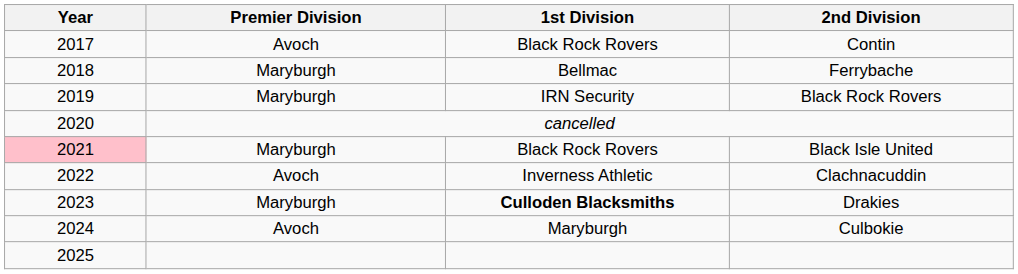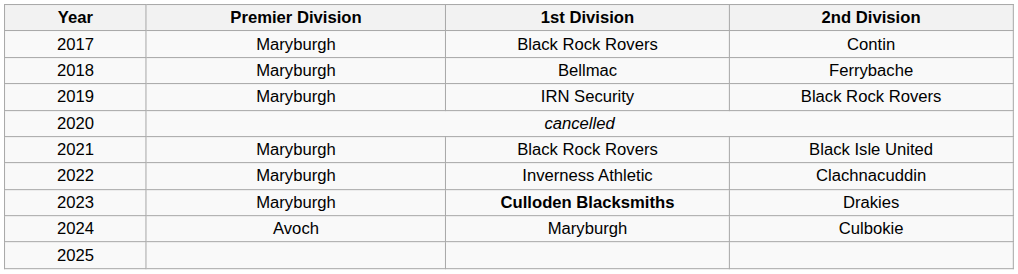(296, 44) Avoch -> (296, 44) Maryburgh
(75, 149) pink background -> (75, 149) no background
(296, 176) Avoch -> (296, 176) Maryburgh
